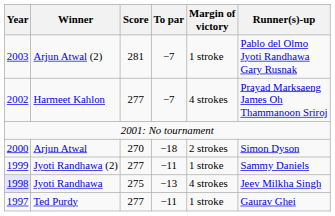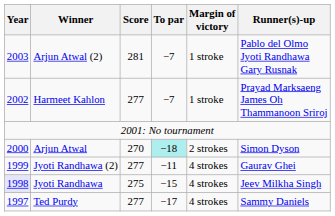(208, 100) 4 strokes -> (206, 100) 1 stroke
(169, 148) no background -> (169, 148) paleturquoise background
(206, 166) 1 stroke -> (208, 166) 4 strokes
(275, 166) Sammy Daniels -> (268, 166) Gaurav Ghei
(169, 184) −13 -> (169, 184) −15
(169, 202) −11 -> (169, 202) −17
(206, 202) 1 stroke -> (208, 202) 4 strokes
(268, 202) Gaurav Ghei -> (275, 202) Sammy Daniels
